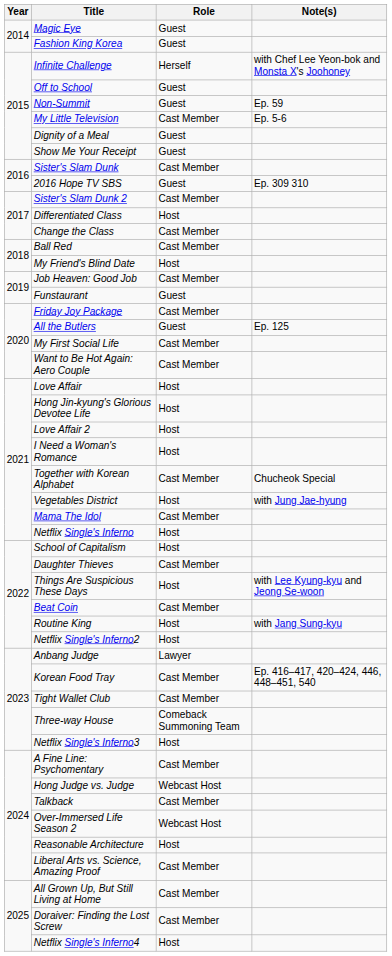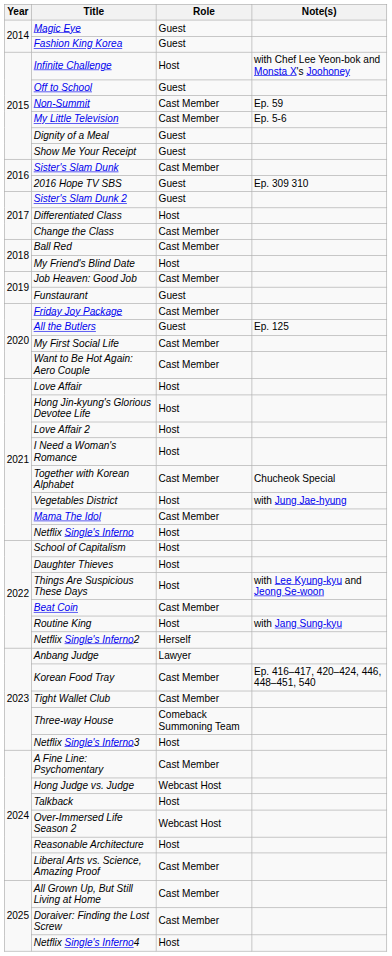(175, 66) Herself -> (169, 66) Host
(172, 103) Guest -> (189, 103) Cast Member
(189, 199) Cast Member -> (172, 199) Guest
(189, 564) Cast Member -> (169, 564) Host
(169, 640) Host -> (175, 640) Herself
(189, 801) Cast Member -> (169, 801) Host
